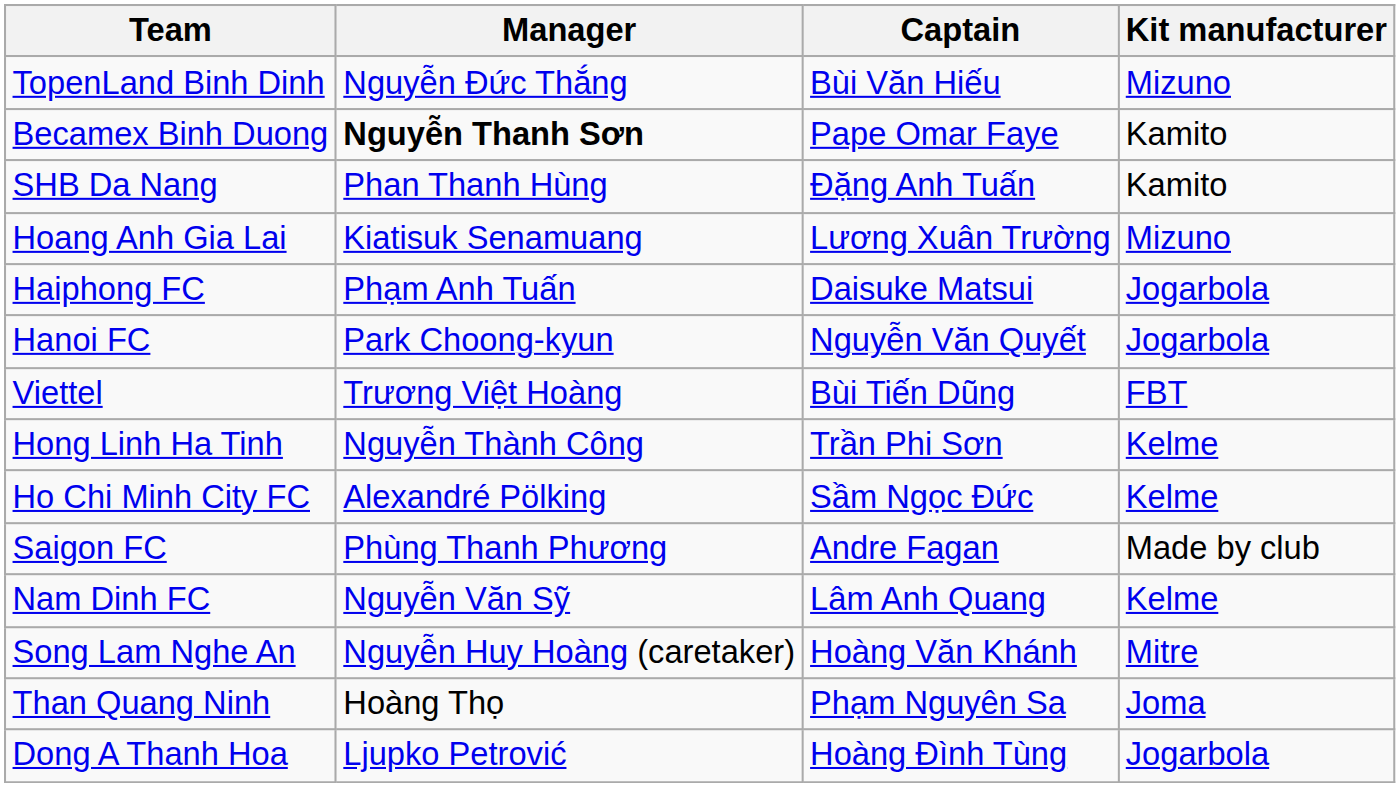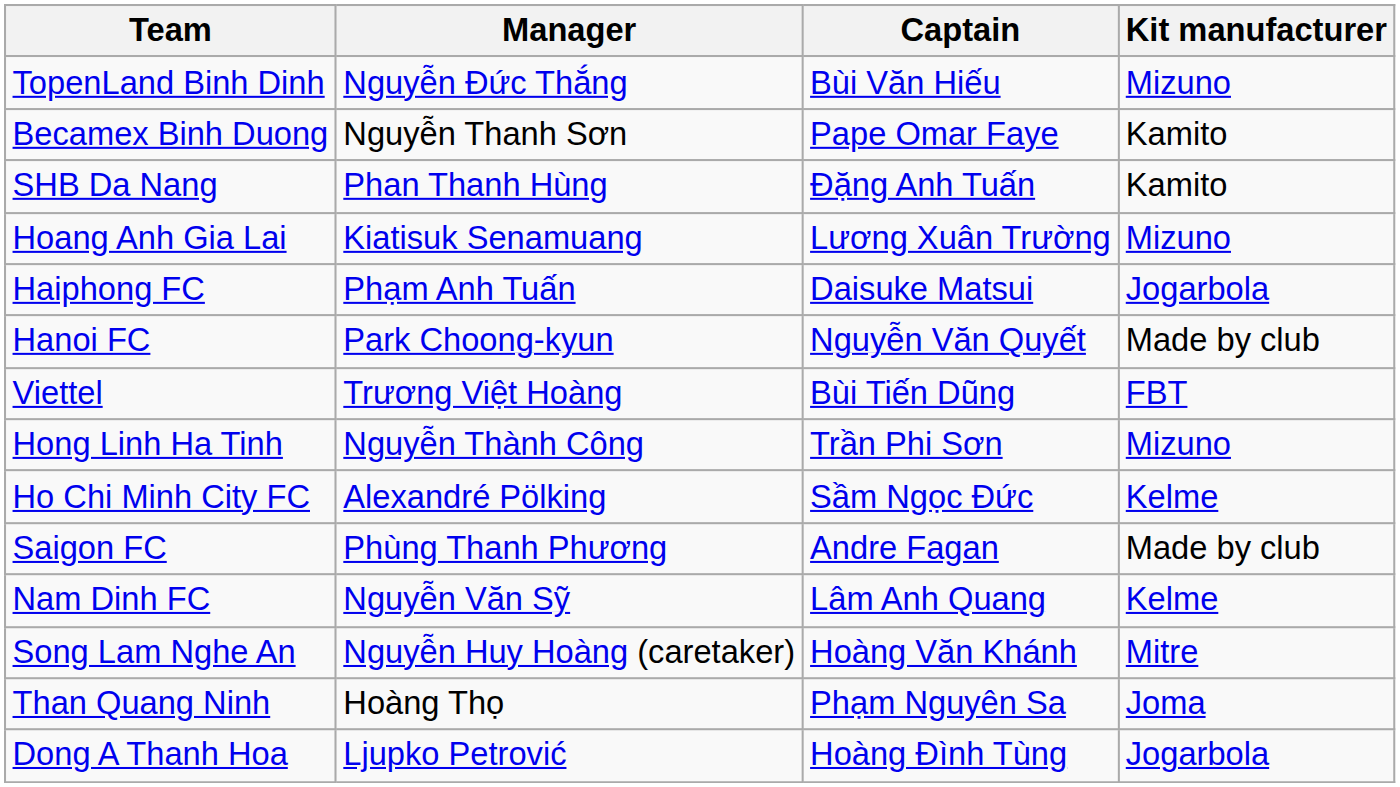(494, 133) bold -> (485, 133) normal
(1197, 340) Jogarbola -> (1223, 340) Made by club
(1172, 444) Kelme -> (1178, 444) Mizuno
